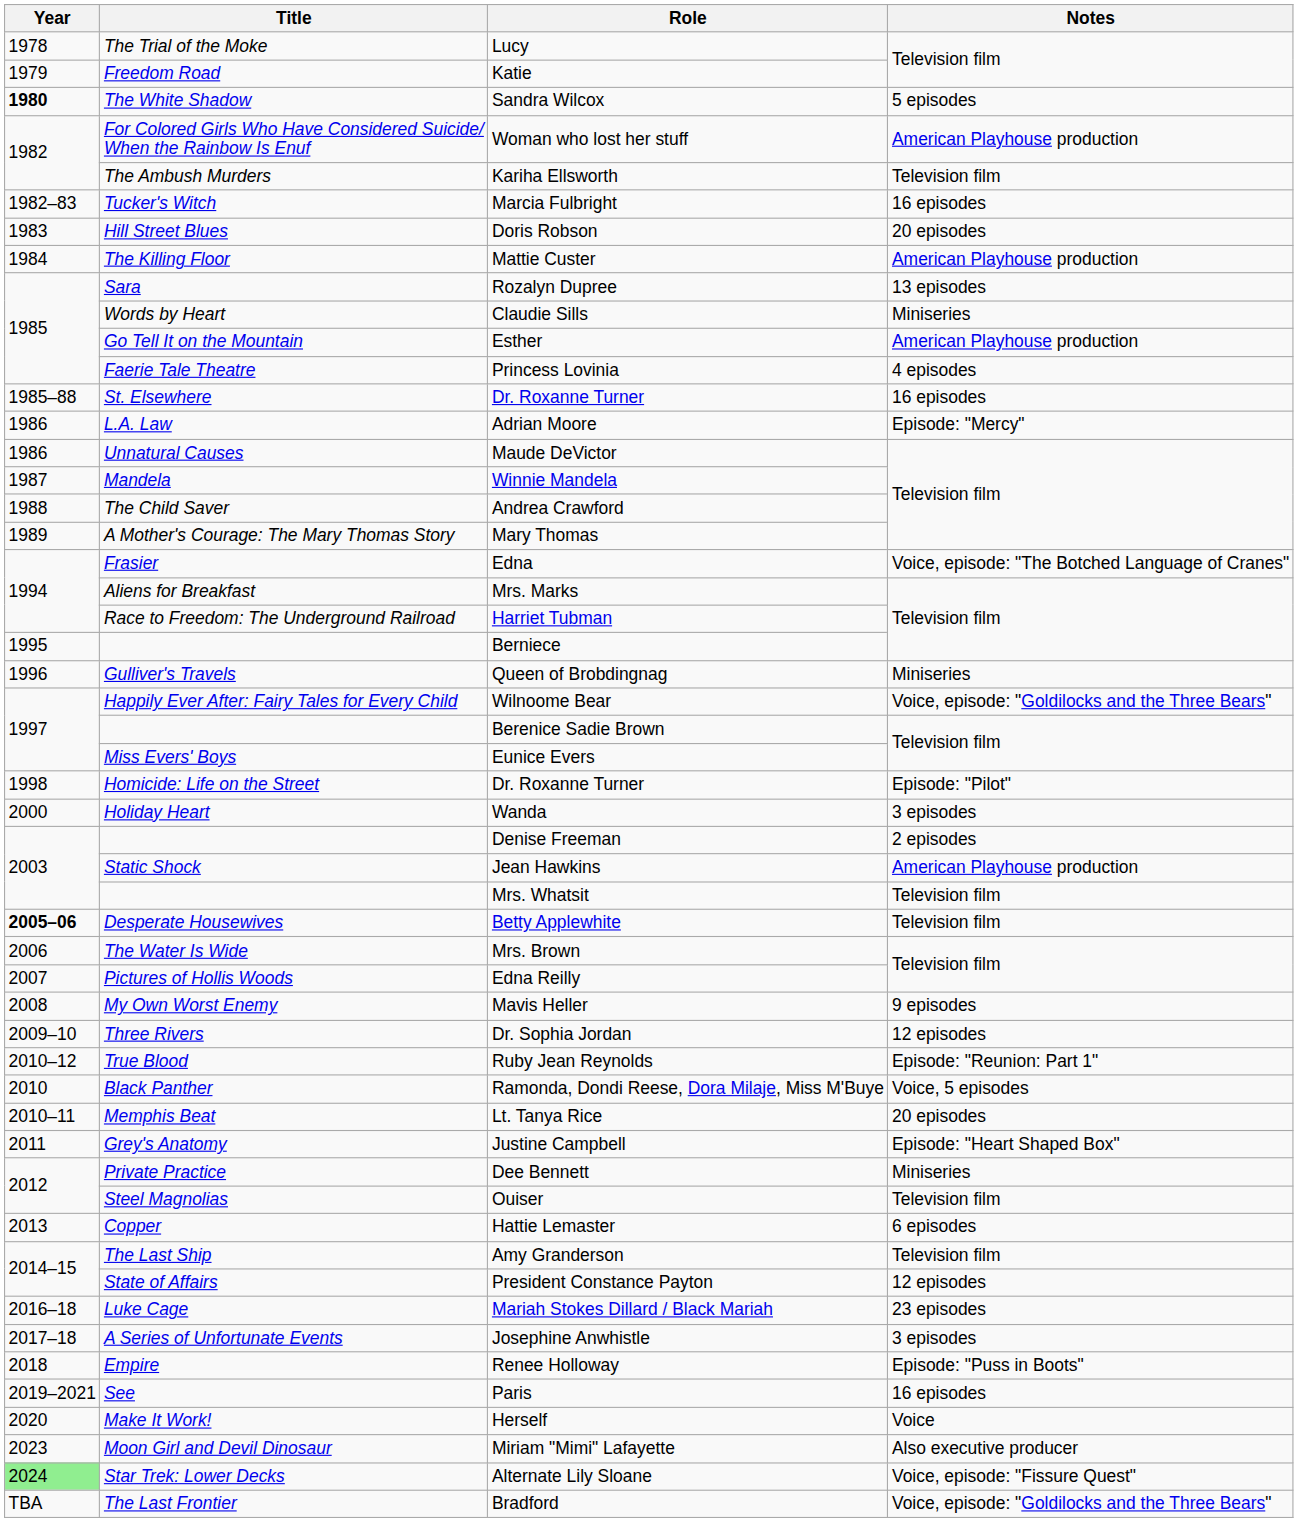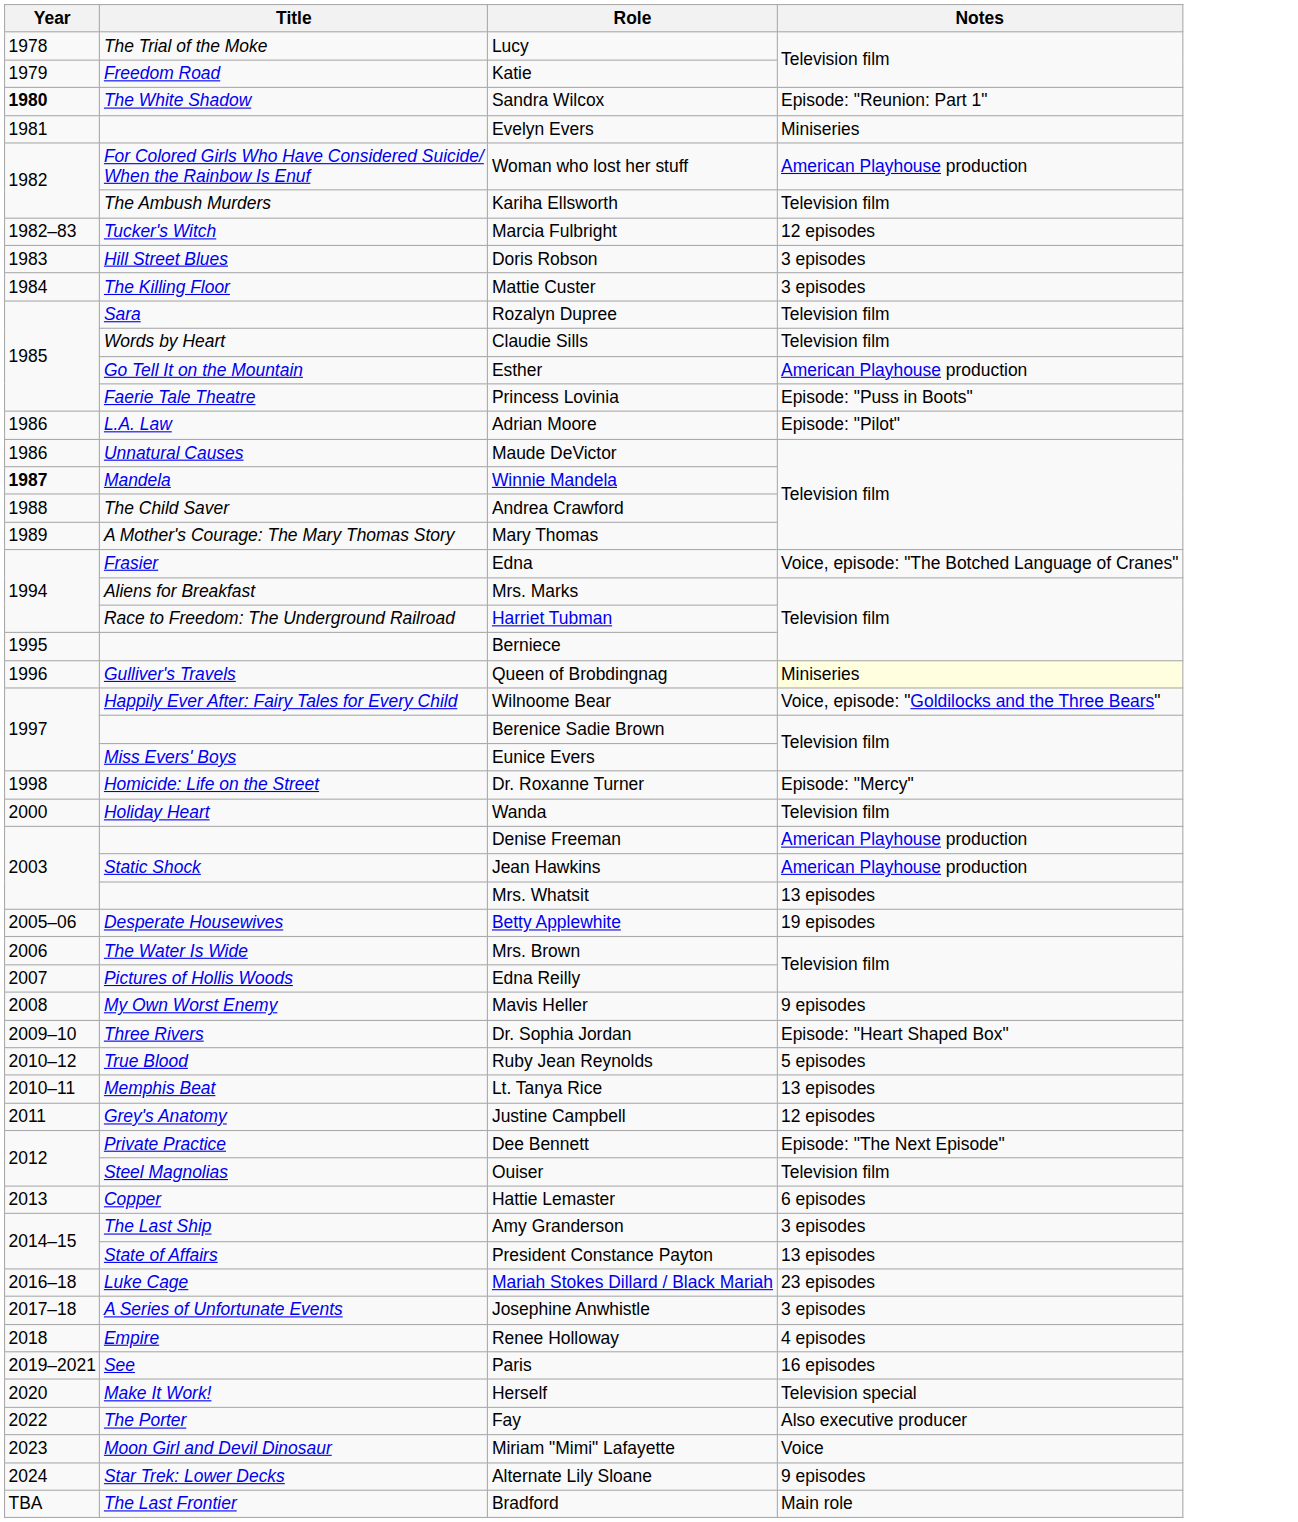(934, 101) 5 episodes -> (884, 101) Episode: "Reunion: Part 1"
+ row: (294, 129)
(939, 203) 16 episodes -> (828, 231) 12 episodes
(939, 231) 20 episodes -> (823, 259) 3 episodes
(1015, 259) American Playhouse production -> (823, 286) 3 episodes
(939, 286) 13 episodes -> (835, 314) Television film
(931, 314) Miniseries -> (835, 342) Television film
(934, 369) 4 episodes -> (877, 397) Episode: "Puss in Boots"
- row: (158, 397)
(958, 425) Episode: "Mercy" -> (841, 425) Episode: "Pilot"
(28, 480) normal -> (28, 480) bold
(931, 674) no background -> (820, 674) lightyellow background
(951, 784) Episode: "Pilot" -> (847, 784) Episode: "Mercy"
(934, 812) 3 episodes -> (835, 812) Television film
(934, 840) 2 episodes -> (904, 840) American Playhouse production
(946, 895) Television film -> (828, 895) 13 episodes
(43, 923) bold -> (43, 923) normal
(946, 923) Television film -> (828, 923) 19 episodes
(939, 1033) 12 episodes -> (895, 1033) Episode: "Heart Shaped Box"
(995, 1061) Episode: "Reunion: Part 1" -> (823, 1061) 5 episodes
- row: (158, 1088)
(939, 1116) 20 episodes -> (828, 1088) 13 episodes
(1006, 1144) Episode: "Heart Shaped Box" -> (828, 1116) 12 episodes
(931, 1171) Miniseries -> (893, 1144) Episode: "The Next Episode"
(946, 1254) Television film -> (823, 1227) 3 episodes
(939, 1282) 12 episodes -> (828, 1254) 13 episodes
(988, 1365) Episode: "Puss in Boots" -> (823, 1337) 4 episodes
(913, 1420) Voice -> (849, 1393) Television special
+ row: (145, 1420)
(985, 1448) Also executive producer -> (802, 1448) Voice
(28, 1476) lightgreen background -> (28, 1476) no background
(1014, 1476) Voice, episode: "Fissure Quest" -> (823, 1476) 9 episodes
(1082, 1503) Voice, episode: "Goldilocks and the Three Bears" -> (817, 1503) Main role
